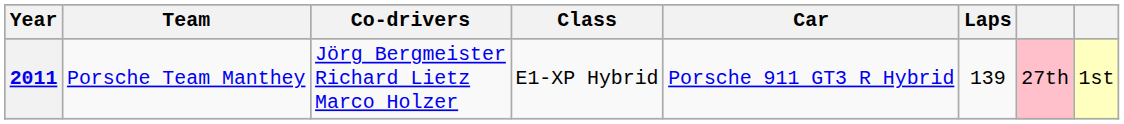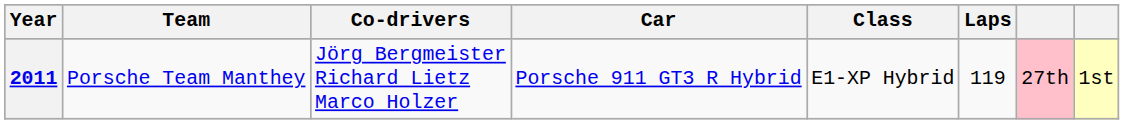columns swapped: (811, 21) <-> (587, 21)
(988, 78) 139 -> (988, 78) 119
